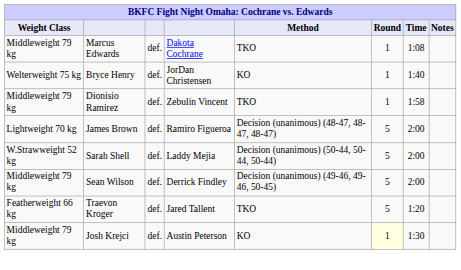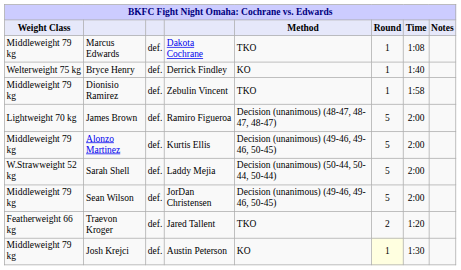(189, 75) JorDan Christensen -> (197, 70) Derrick Findley
+ row: (103, 144)
(197, 182) Derrick Findley -> (189, 198) JorDan Christensen
(387, 209) 5 -> (387, 224) 2
